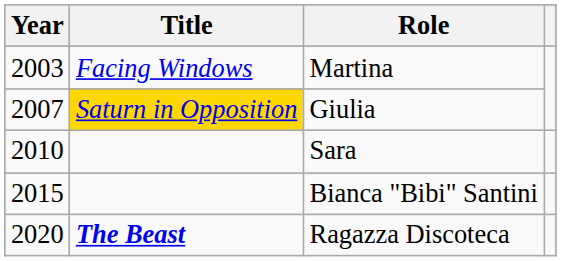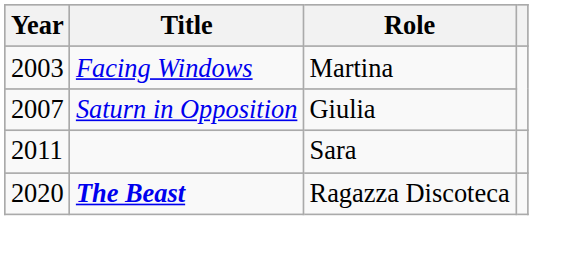(187, 109) gold background -> (187, 109) no background
(37, 151) 2010 -> (37, 151) 2011
- row: (424, 192)
